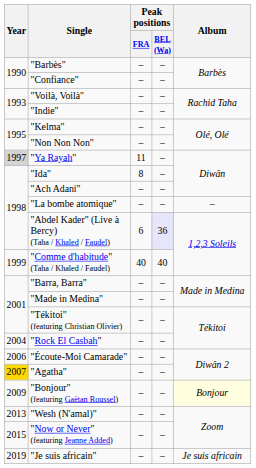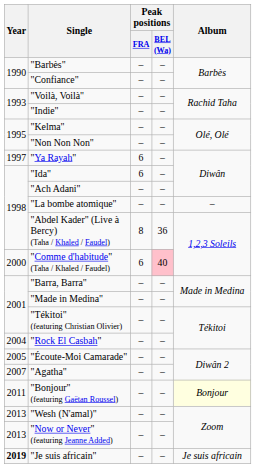(16, 158) lightgrey background -> (16, 158) no background
(141, 158) 11 -> (141, 158) 6
(141, 173) 8 -> (141, 173) 6
(141, 230) 6 -> (141, 230) 8
(162, 230) lavender background -> (162, 230) no background
(16, 262) 1999 -> (16, 262) 2000
(141, 262) 40 -> (141, 262) 6
(162, 262) no background -> (162, 262) pink background
(16, 356) 2006 -> (16, 356) 2005
(16, 372) gold background -> (16, 372) no background
(16, 393) 2009 -> (16, 393) 2011
(16, 435) 2015 -> (16, 435) 2013
(16, 456) normal -> (16, 456) bold
